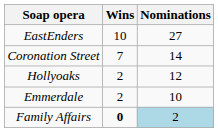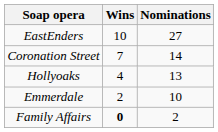(120, 76) 2 -> (120, 76) 4
(175, 76) 12 -> (175, 76) 13
(175, 117) lightblue background -> (175, 117) no background
